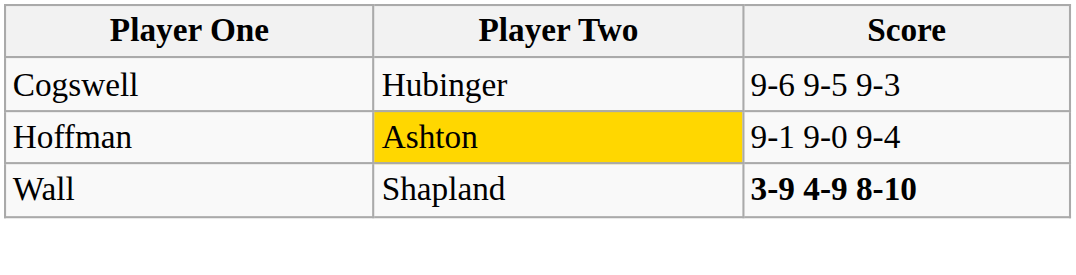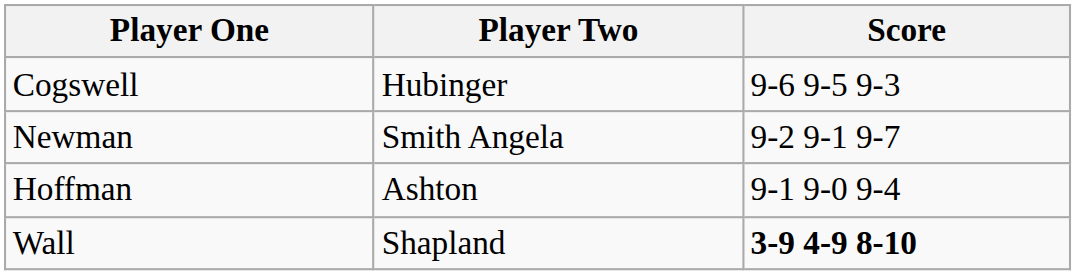+ row: (73, 136)
(430, 136) gold background -> (430, 189) no background
